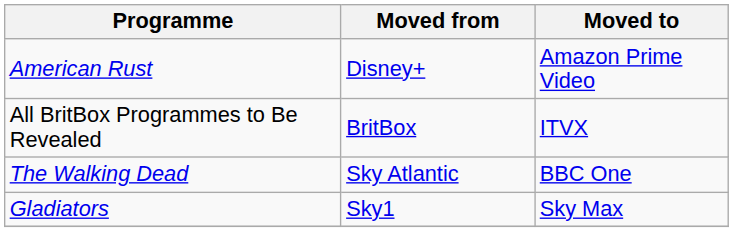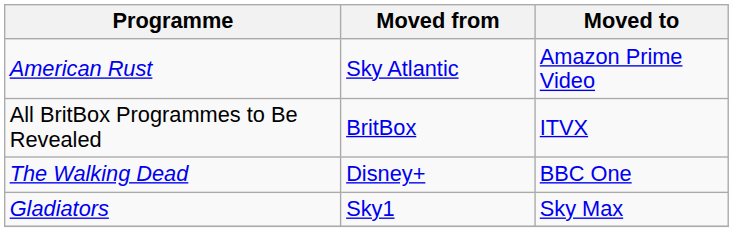(386, 68) Disney+ -> (402, 68) Sky Atlantic
(402, 174) Sky Atlantic -> (386, 174) Disney+
